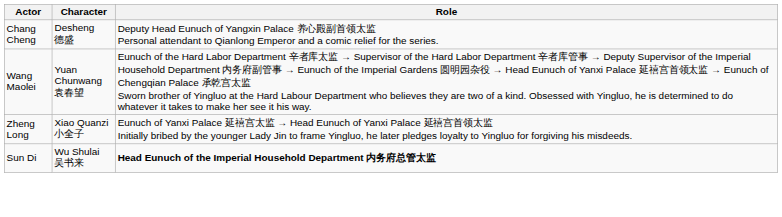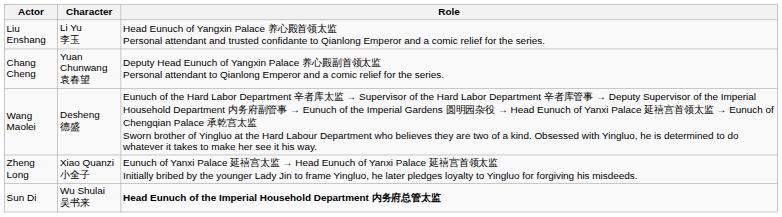+ row: (26, 34)
(74, 33) Desheng 德盛 -> (84, 68) Yuan Chunwang 袁春望
(78, 81) Yuan Chunwang 袁春望 -> (80, 121) Desheng 德盛
